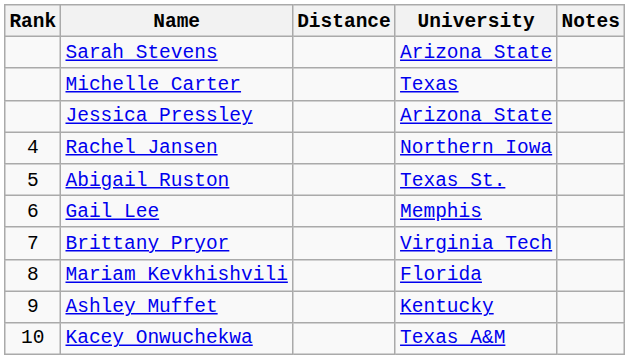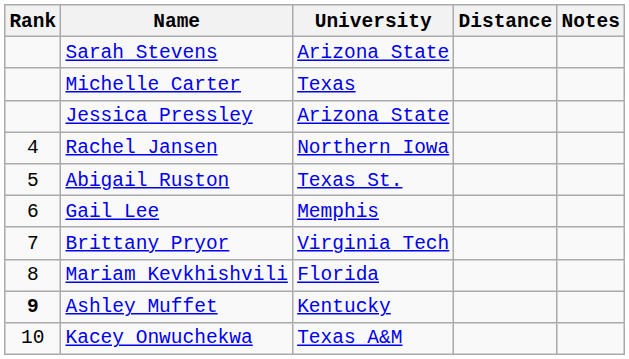columns swapped: (476, 21) <-> (344, 21)
(33, 307) normal -> (33, 307) bold
